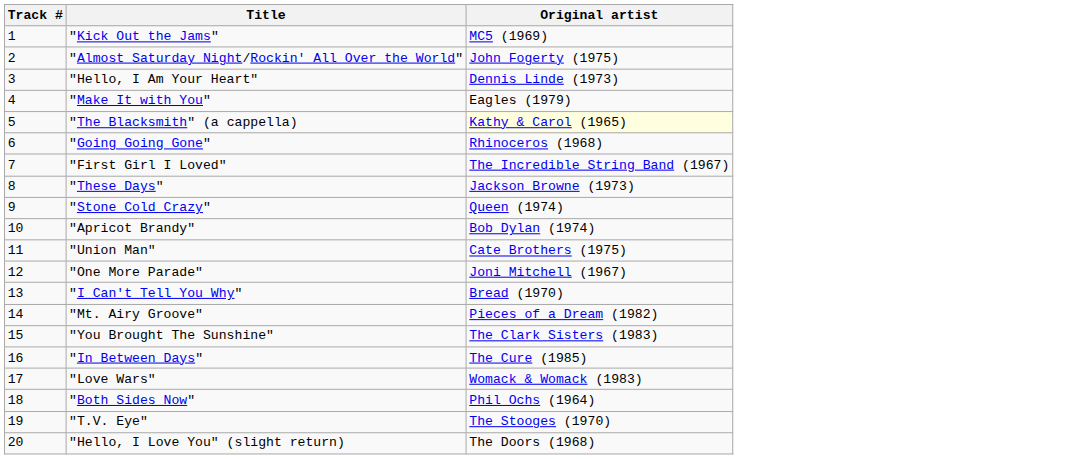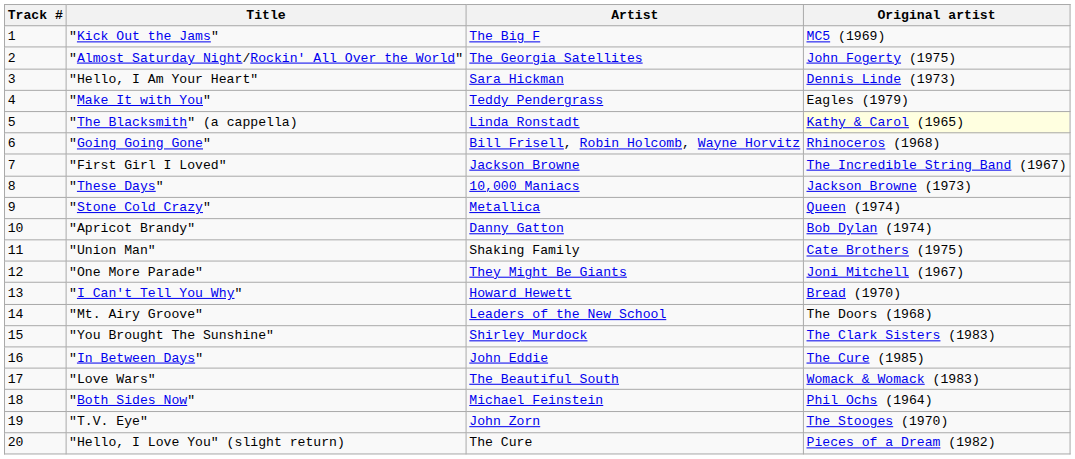+ column: (635, 15)
(564, 315) Pieces of a Dream (1982) -> (870, 315) The Doors (1968)
(532, 443) The Doors (1968) -> (901, 443) Pieces of a Dream (1982)
